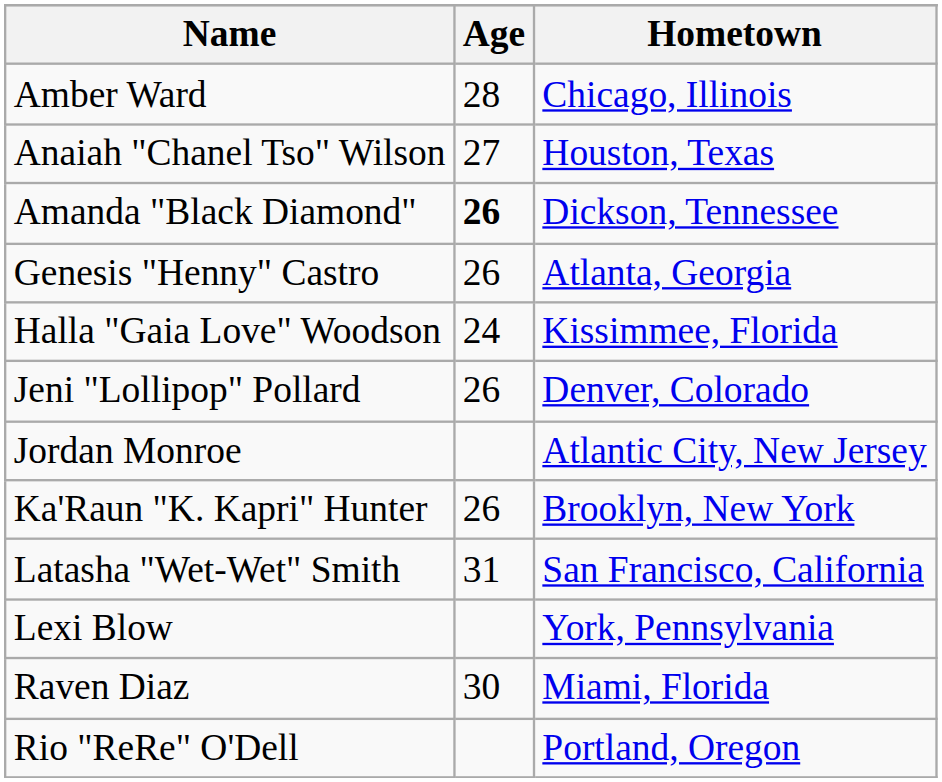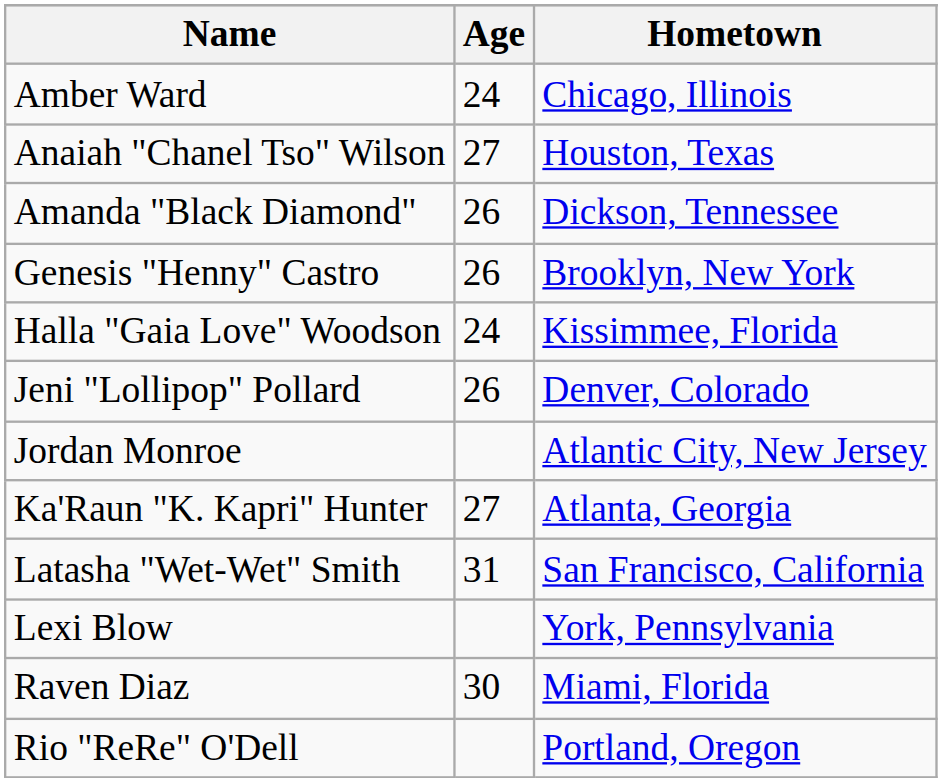(481, 93) 28 -> (481, 93) 24
(481, 212) bold -> (481, 212) normal
(667, 271) Atlanta, Georgia -> (698, 271) Brooklyn, New York
(481, 509) 26 -> (481, 509) 27
(698, 509) Brooklyn, New York -> (667, 509) Atlanta, Georgia
